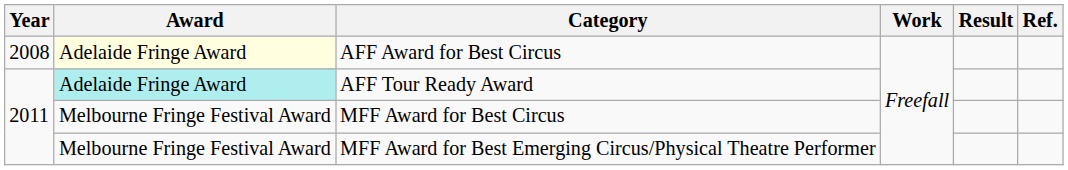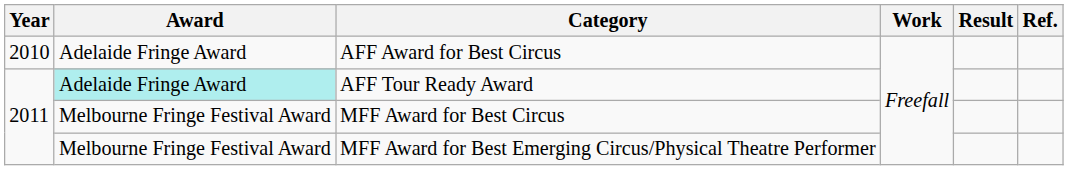(29, 52) 2008 -> (29, 52) 2010
(153, 52) lightyellow background -> (153, 52) no background
